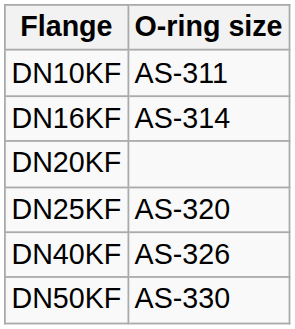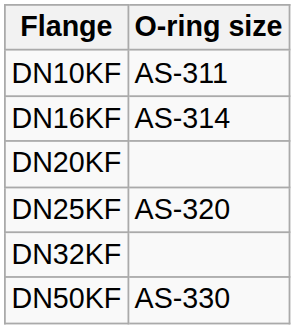+ row: (66, 254)
- row: (66, 254)
